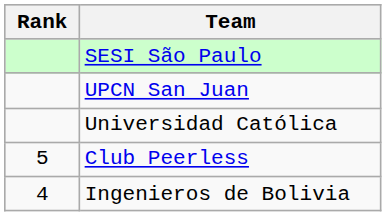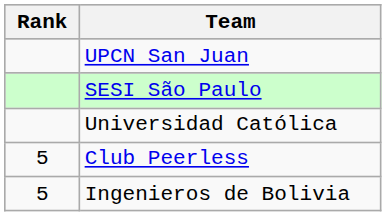rows swapped: (173, 56) <-> (167, 91)
(42, 194) 4 -> (42, 194) 5
